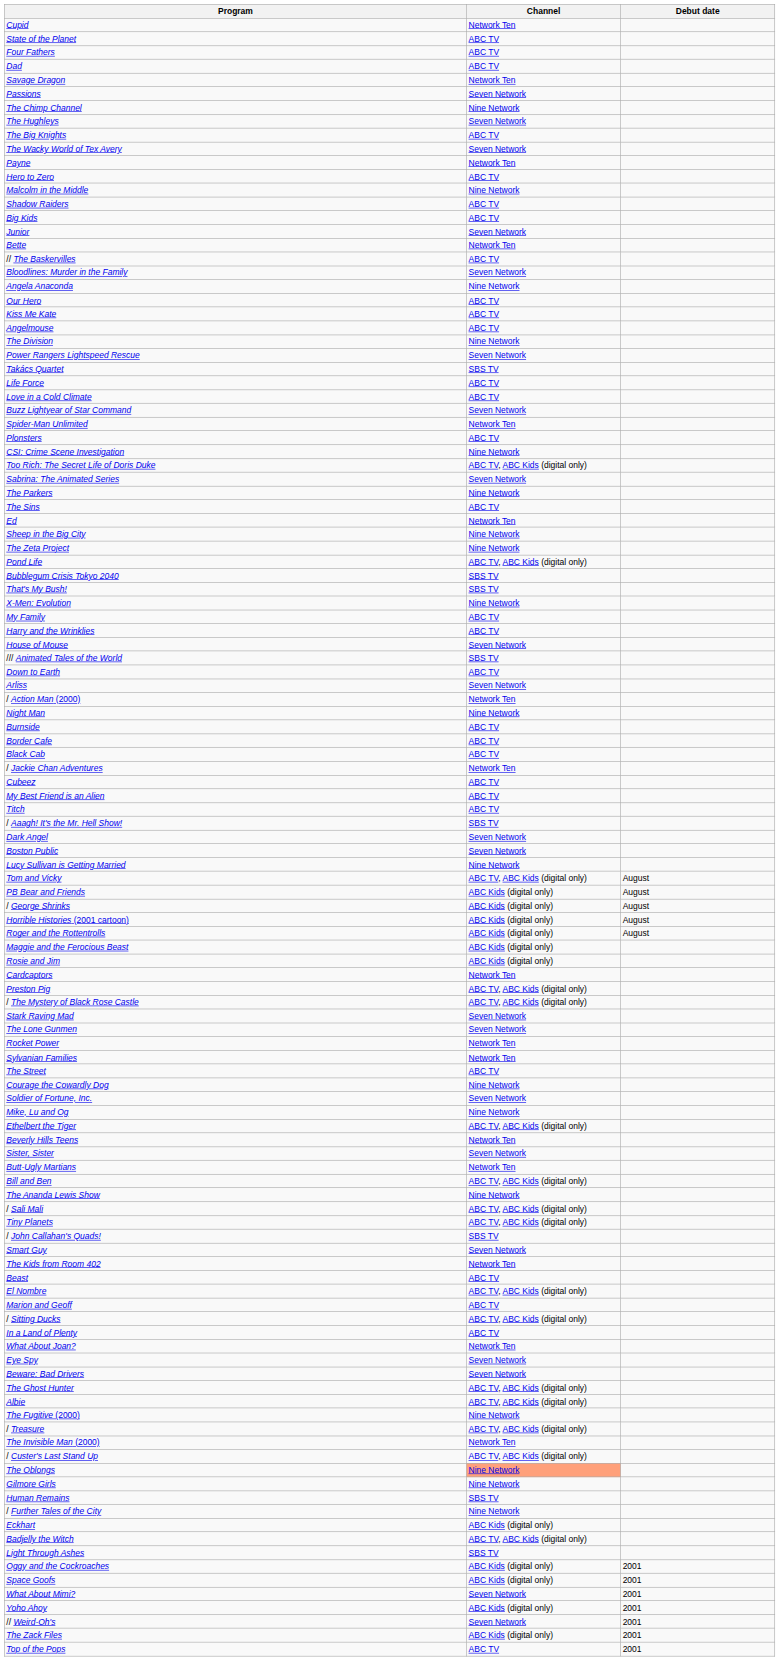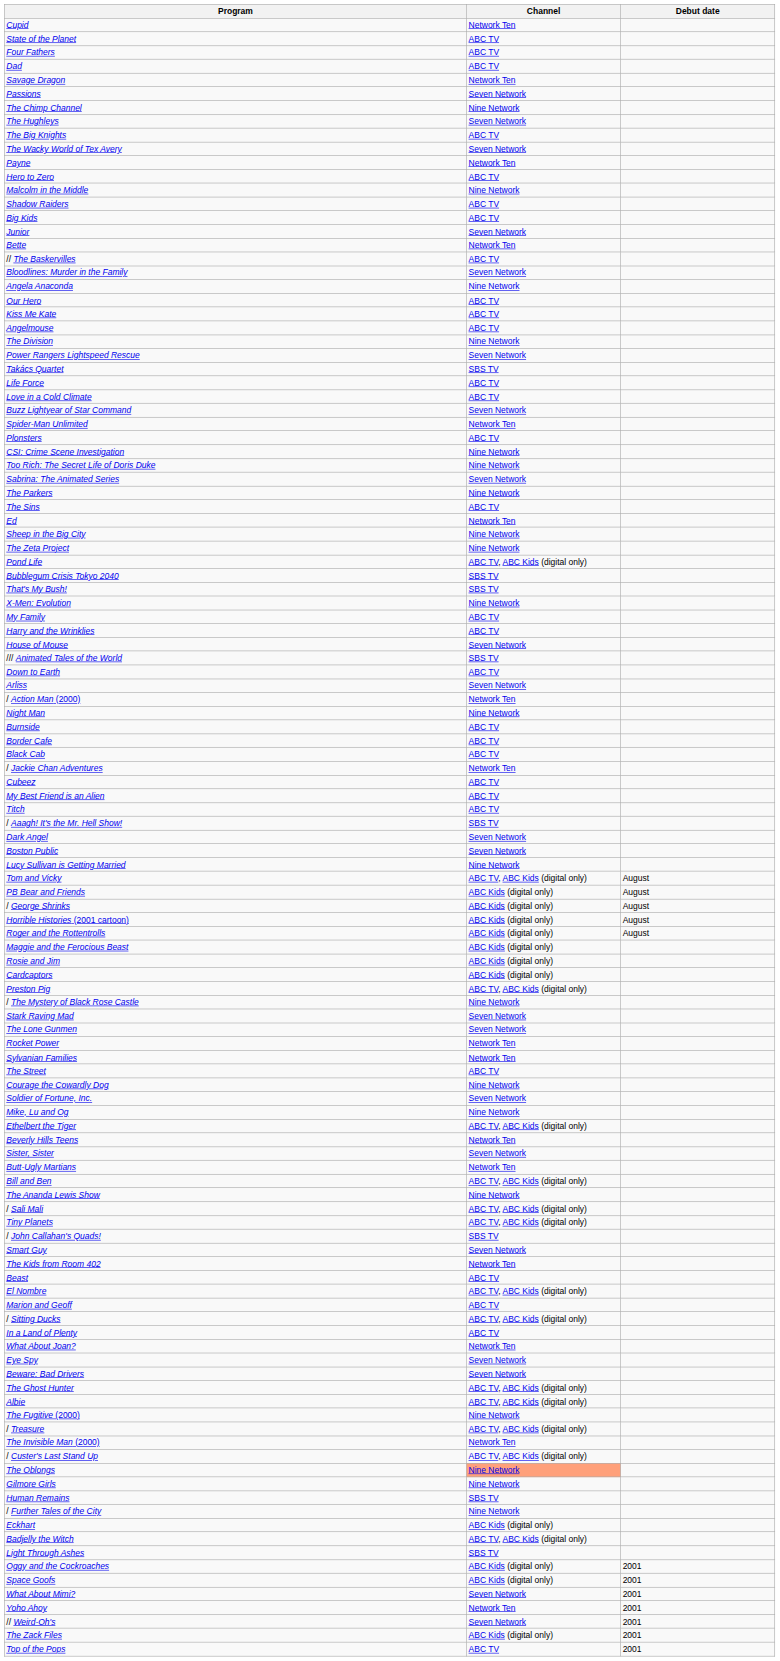(528, 465) ABC TV, ABC Kids (digital only) -> (494, 465) Nine Network
(492, 975) Network Ten -> (511, 975) ABC Kids (digital only)
(528, 1002) ABC TV, ABC Kids (digital only) -> (494, 1002) Nine Network
(511, 1608) ABC Kids (digital only) -> (492, 1608) Network Ten
